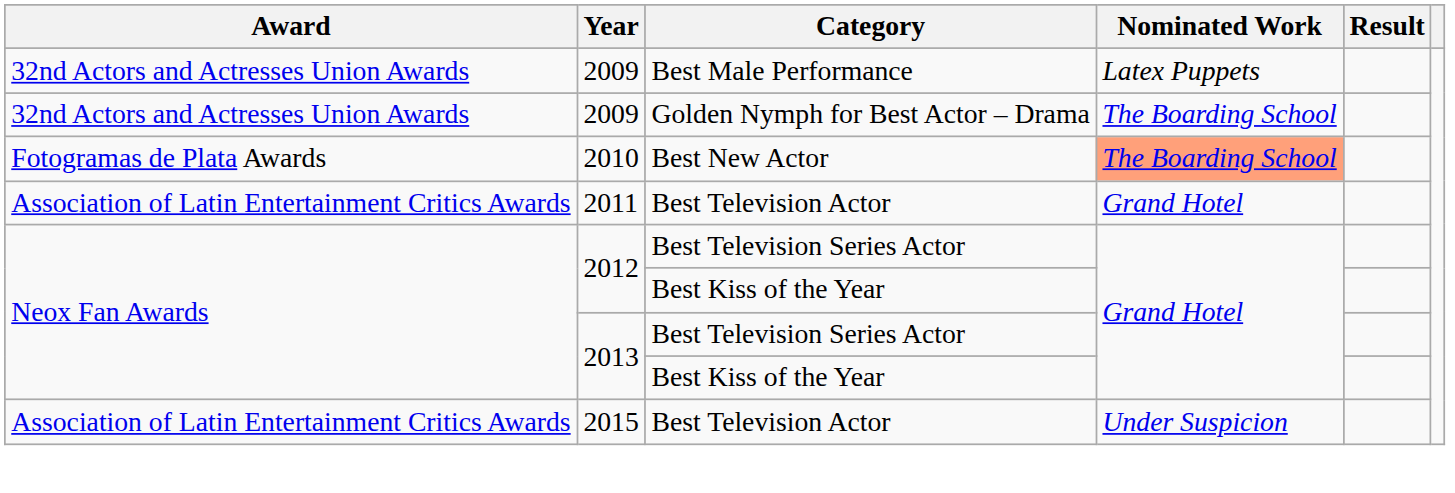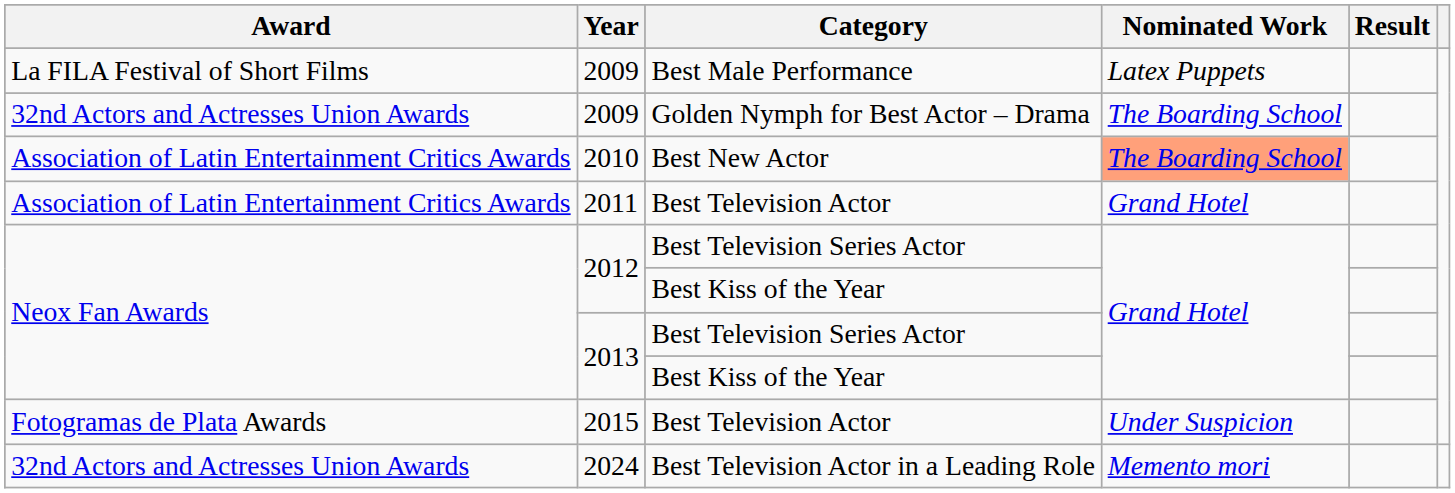(240, 70) 32nd Actors and Actresses Union Awards -> (190, 70) La FILA Festival of Short Films
(169, 158) Fotogramas de Plata Awards -> (291, 158) Association of Latin Entertainment Critics Awards
(291, 421) Association of Latin Entertainment Critics Awards -> (169, 421) Fotogramas de Plata Awards
+ row: (611, 465)
